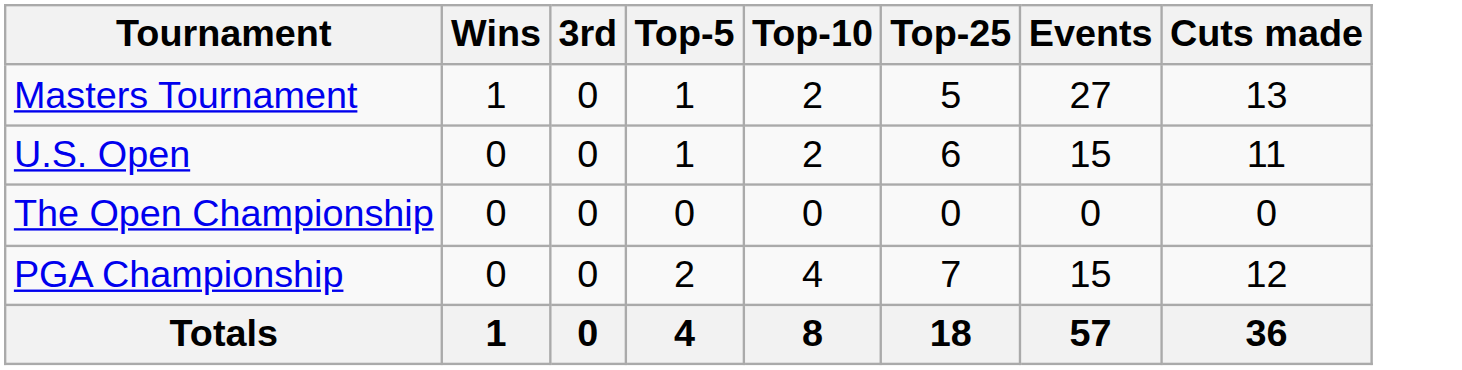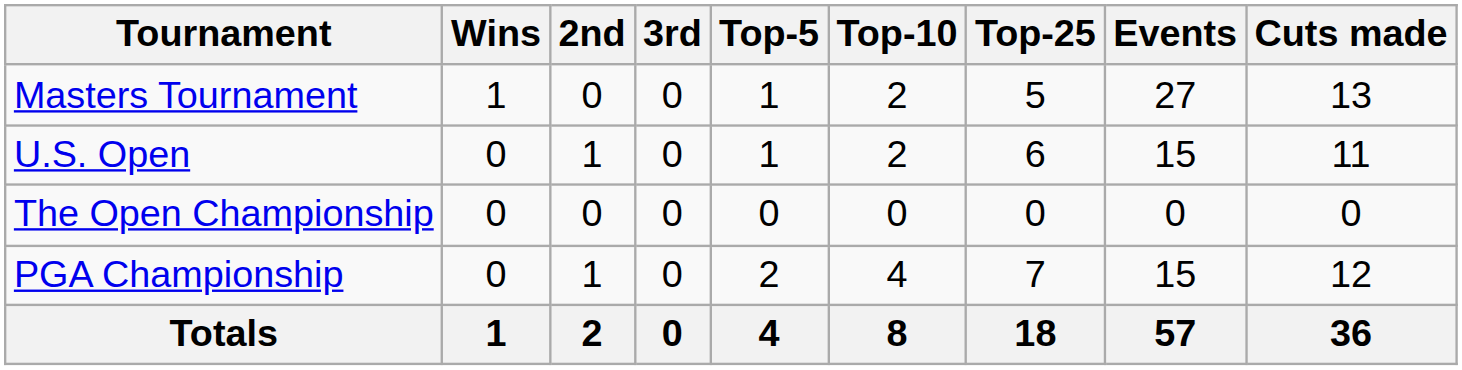+ column: (592, 34)
